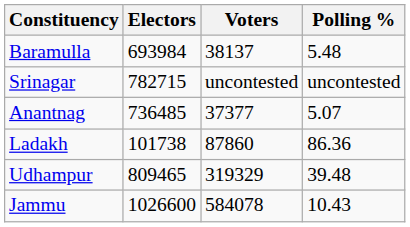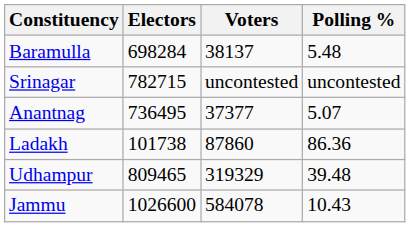(157, 50) 693984 -> (157, 50) 698284
(157, 112) 736485 -> (157, 112) 736495
